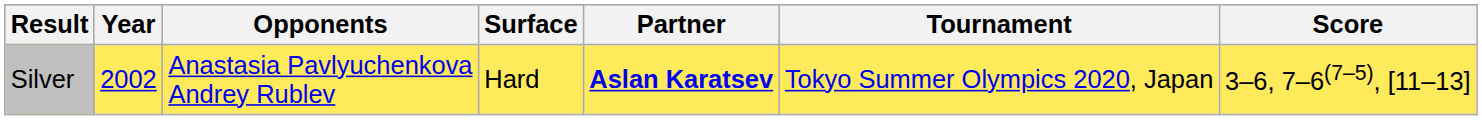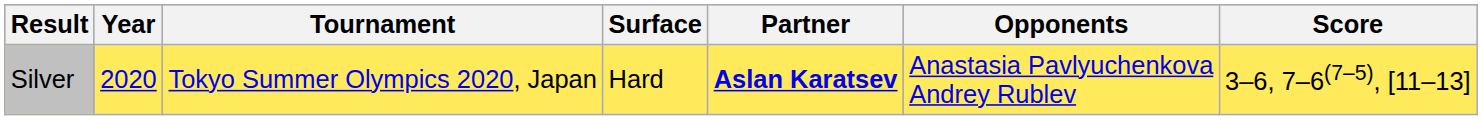columns swapped: (999, 24) <-> (320, 24)
(128, 79) 2002 -> (128, 79) 2020
